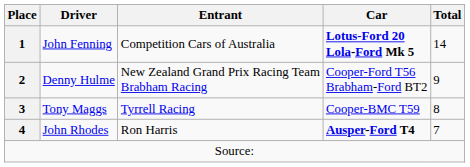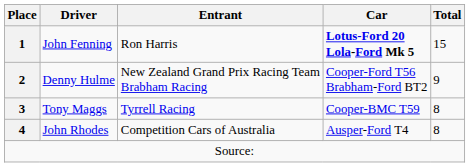(198, 44) Competition Cars of Australia -> (149, 44) Ron Harris
(440, 44) 14 -> (440, 44) 15
(149, 130) Ron Harris -> (198, 130) Competition Cars of Australia
(370, 130) bold -> (367, 130) normal
(437, 130) 7 -> (437, 130) 8
